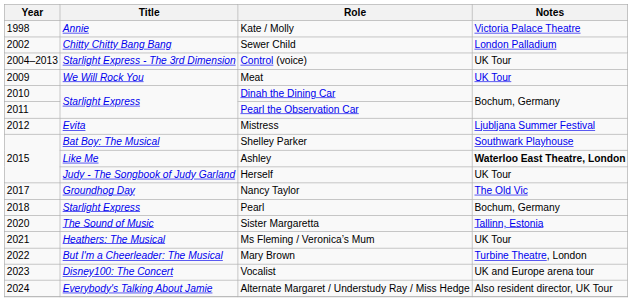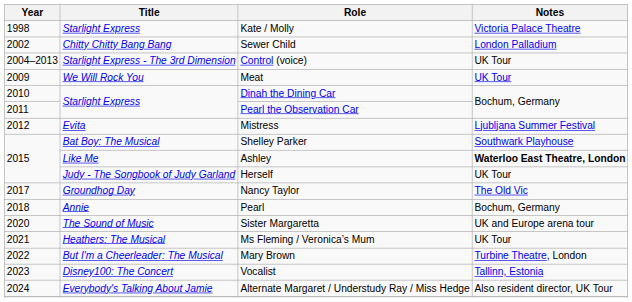(76, 28) Annie -> (101, 28) Starlight Express
(101, 207) Starlight Express -> (76, 207) Annie
(509, 223) Tallinn, Estonia -> (534, 223) UK and Europe arena tour
(534, 272) UK and Europe arena tour -> (509, 272) Tallinn, Estonia
